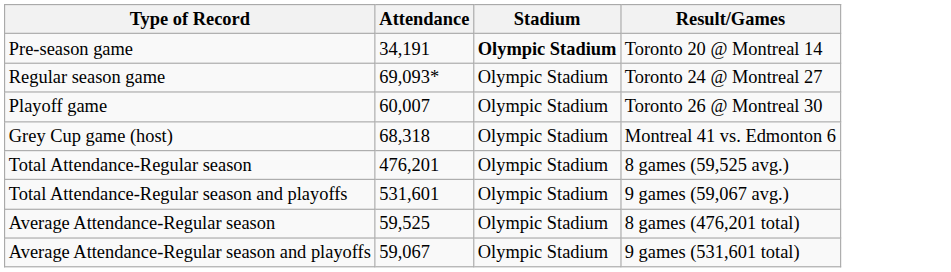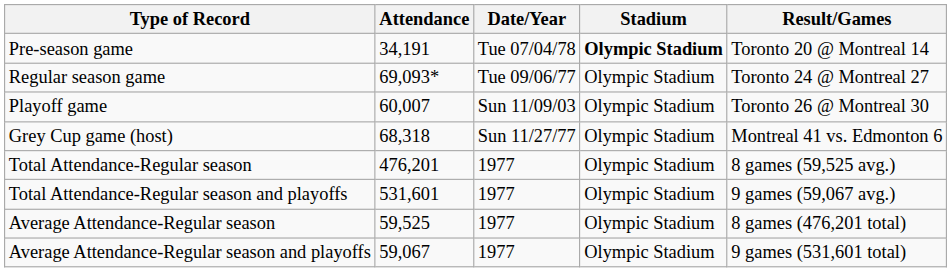+ column: (527, 19)
